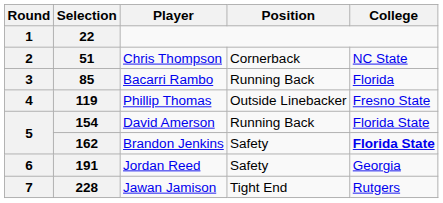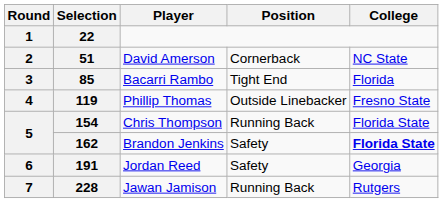(173, 58) Chris Thompson -> (169, 58) David Amerson
(272, 80) Running Back -> (259, 80) Tight End
(169, 122) David Amerson -> (173, 122) Chris Thompson
(259, 187) Tight End -> (272, 187) Running Back
